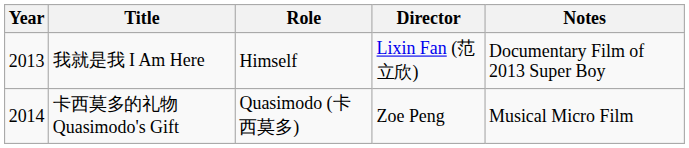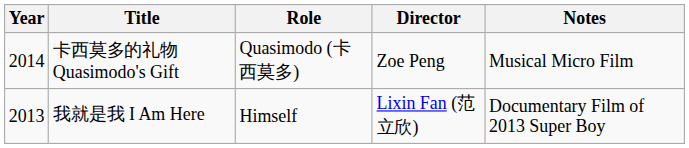rows swapped: (129, 60) <-> (116, 116)
